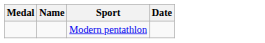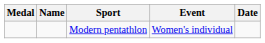+ column: (192, 13)
